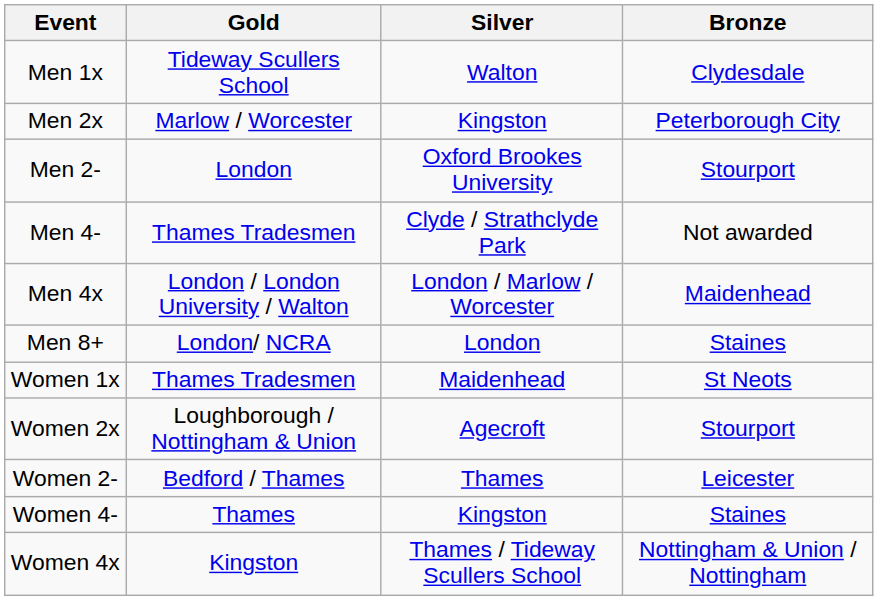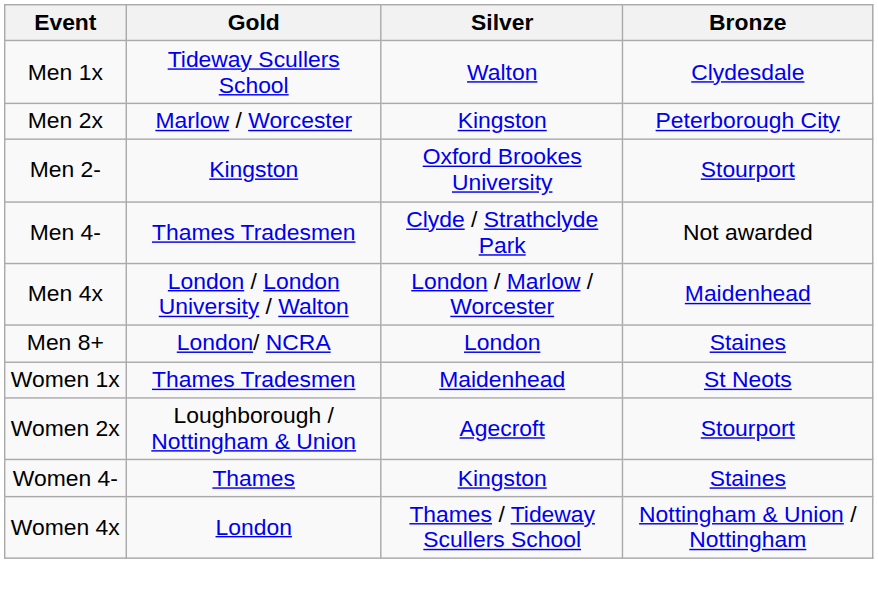(254, 170) London -> (254, 170) Kingston
- row: (65, 477)
(254, 563) Kingston -> (254, 527) London
